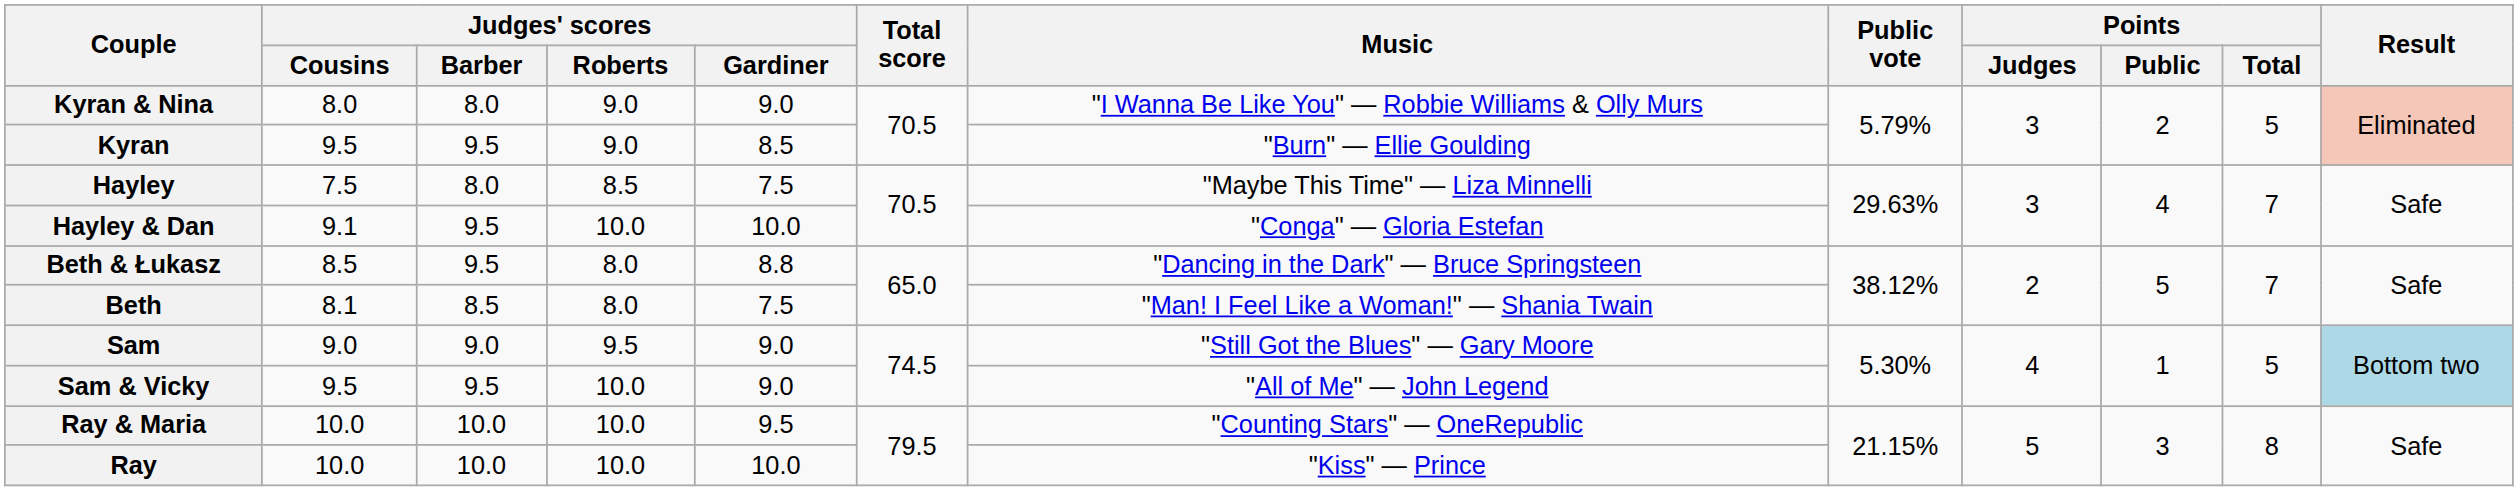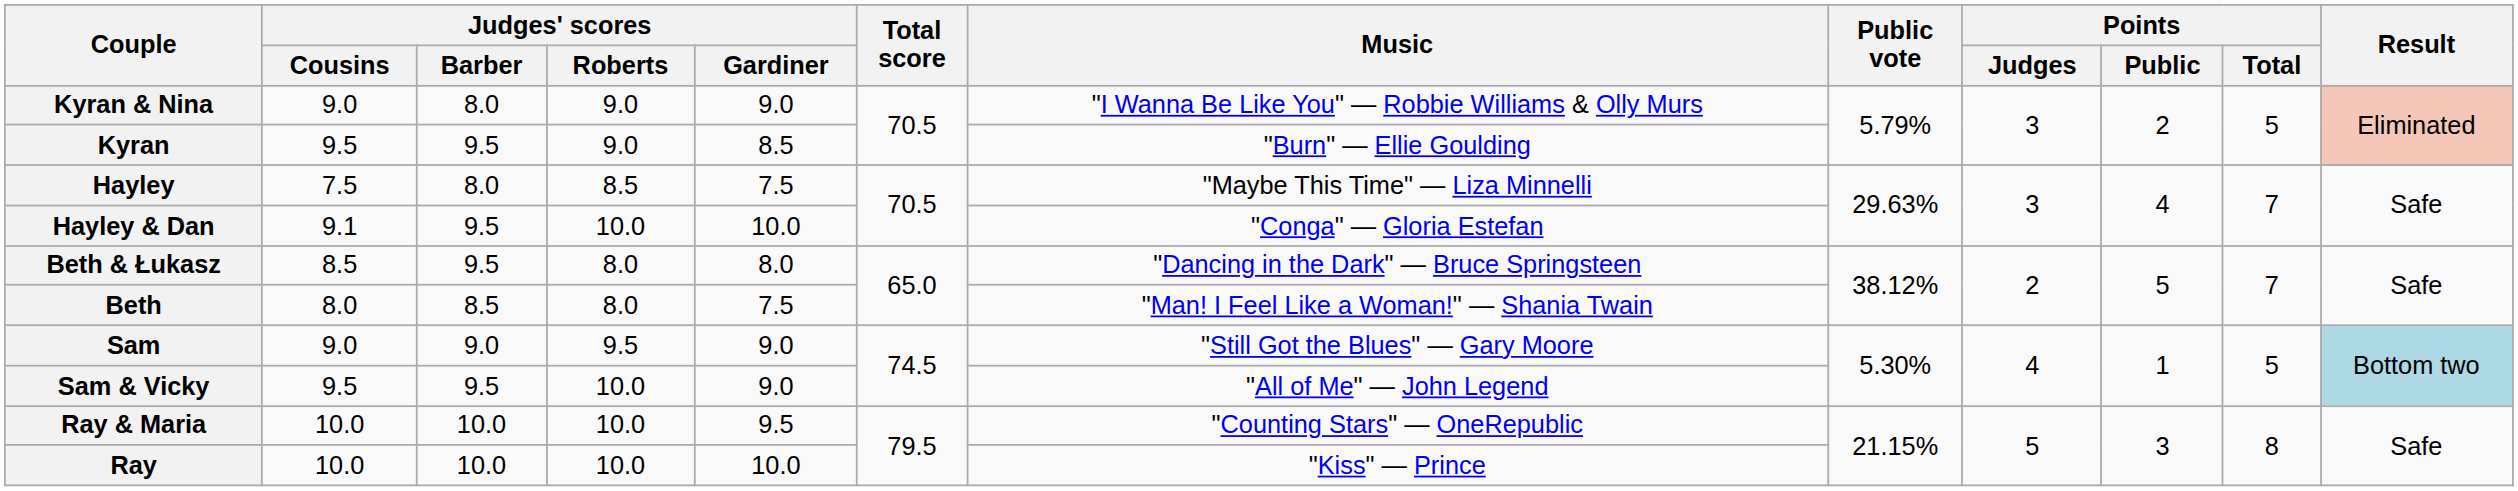(340, 105) 8.0 -> (340, 105) 9.0
(776, 266) 8.8 -> (776, 266) 8.0
(340, 306) 8.1 -> (340, 306) 8.0
